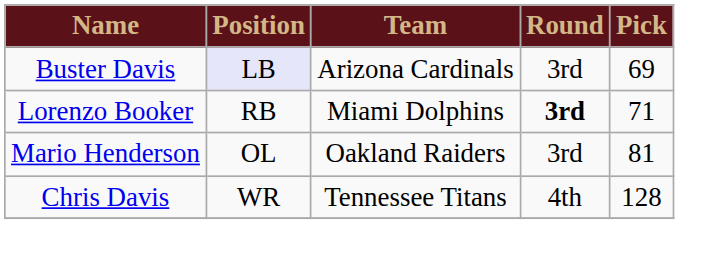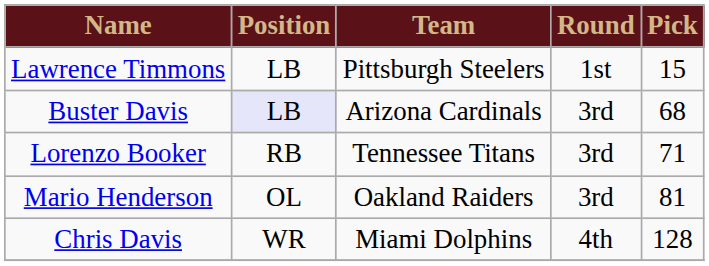+ row: (118, 68)
(641, 68) 69 -> (672, 111) 68
(415, 111) Miami Dolphins -> (444, 153) Tennessee Titans
(565, 111) bold -> (596, 153) normal
(415, 196) Tennessee Titans -> (444, 238) Miami Dolphins
